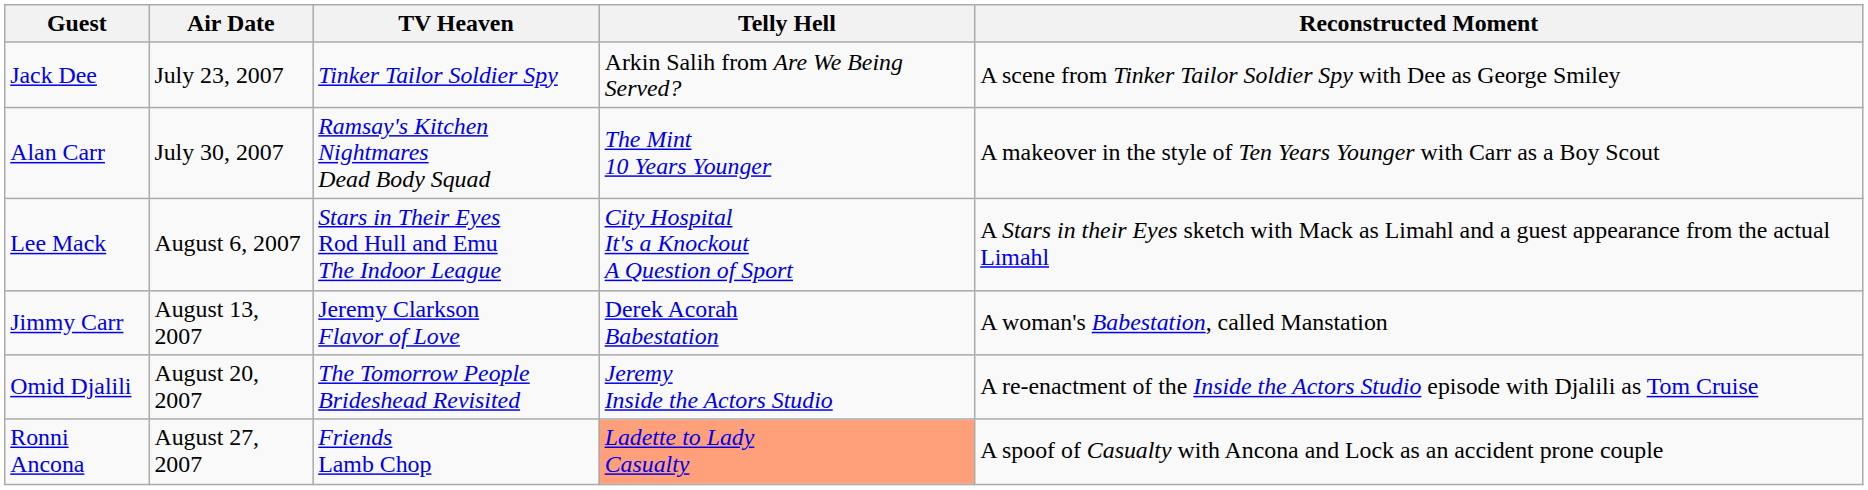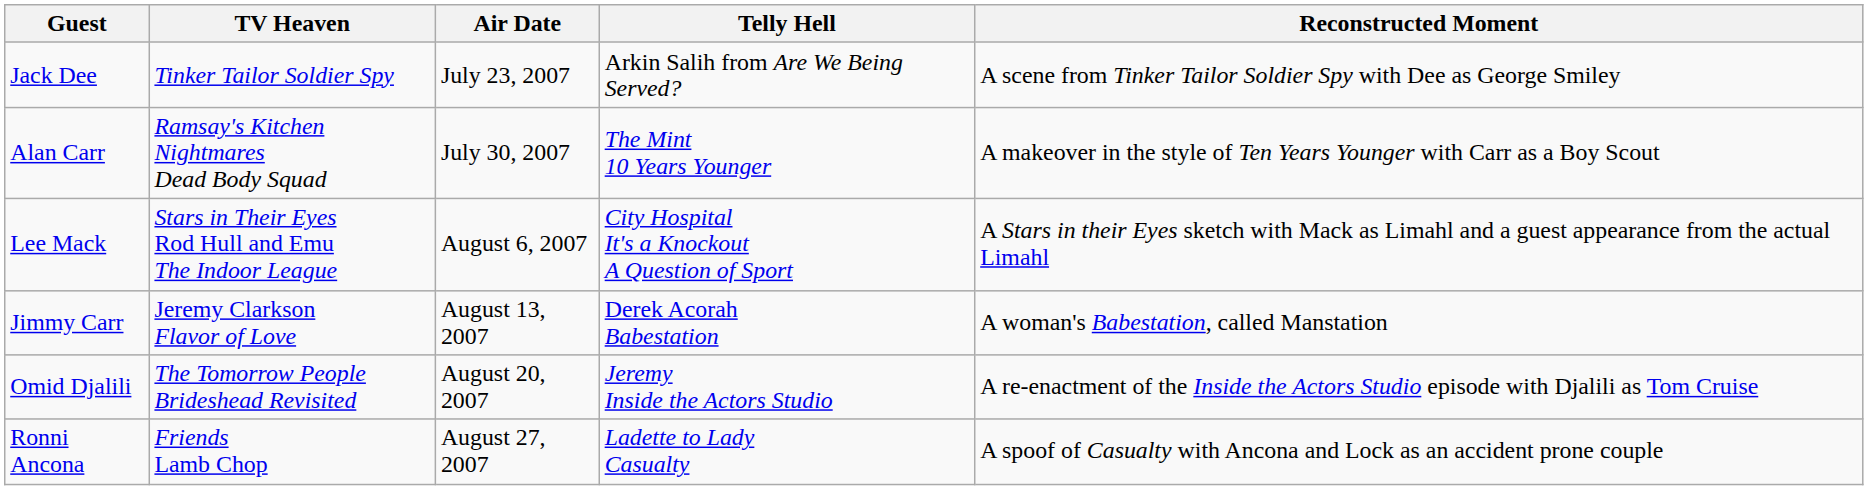columns swapped: (231, 23) <-> (456, 23)
(680, 451) lightsalmon background -> (680, 451) no background
